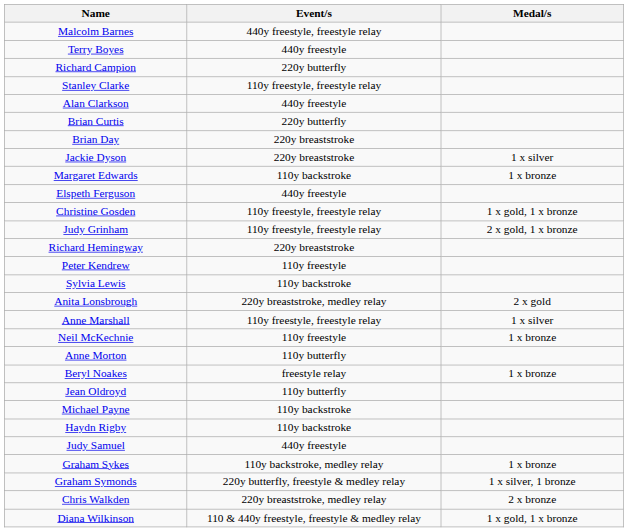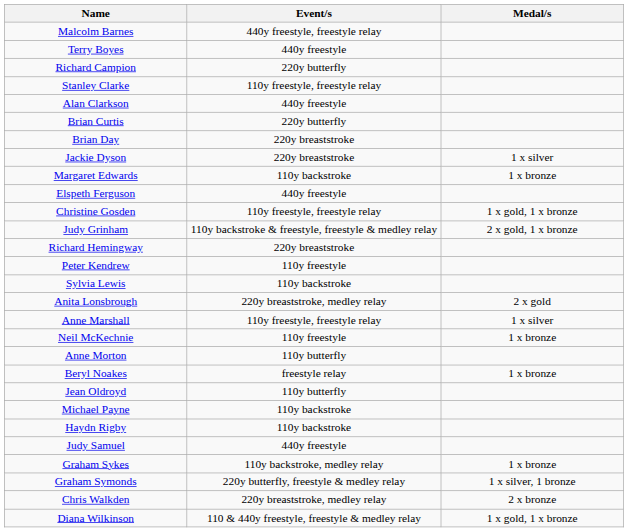(314, 229) 110y freestyle, freestyle relay -> (314, 229) 110y backstroke & freestyle, freestyle & medley relay
